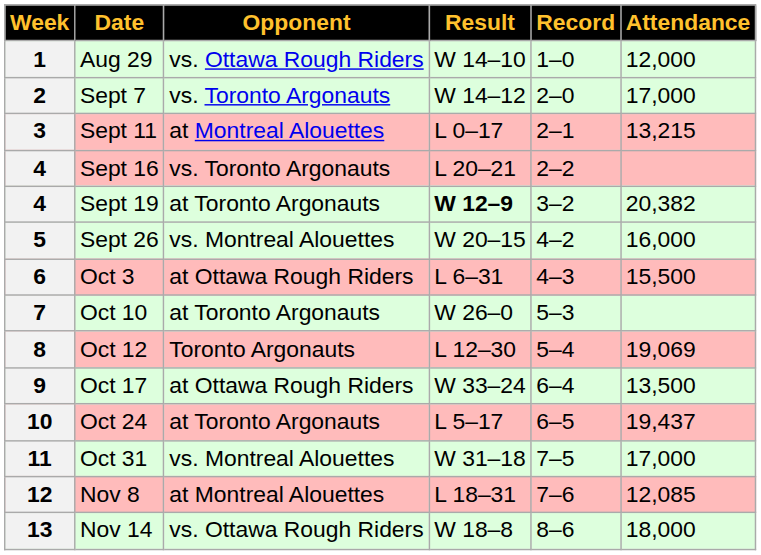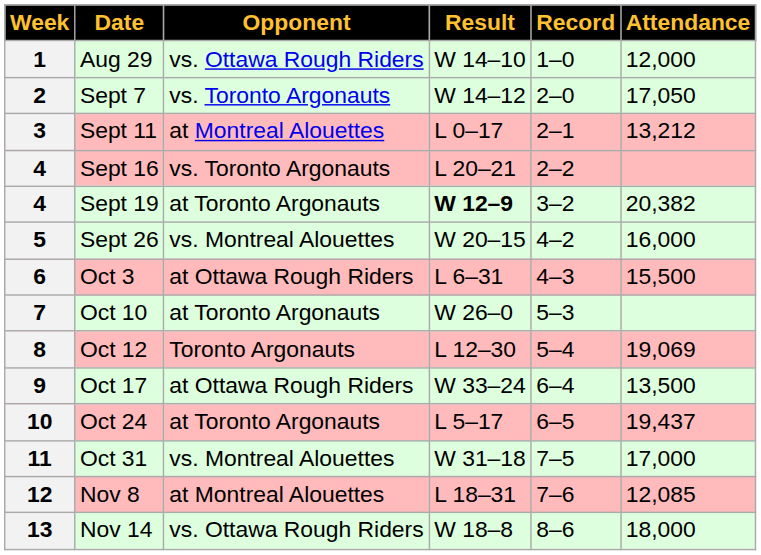(661, 95) 17,000 -> (661, 95) 17,050
(661, 131) 13,215 -> (661, 131) 13,212
